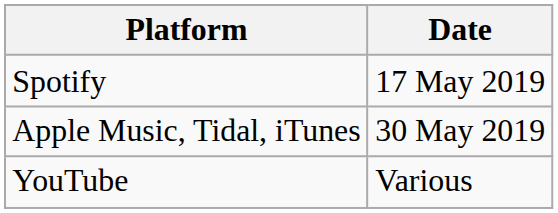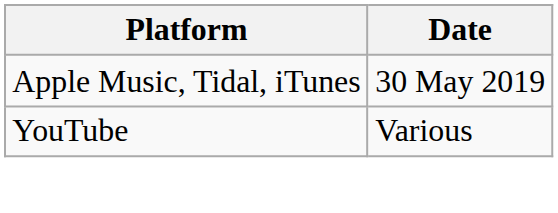- row: (59, 80)
